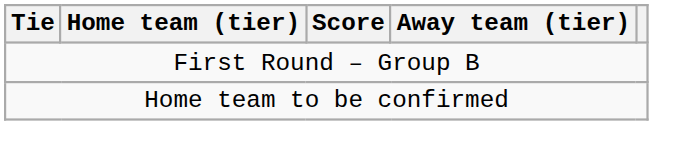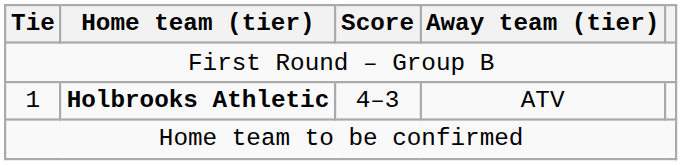+ row: (33, 101)
